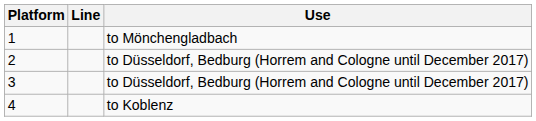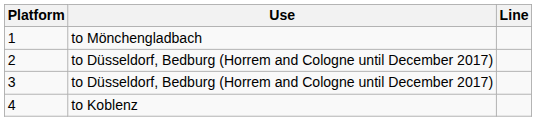columns swapped: (86, 15) <-> (318, 15)
